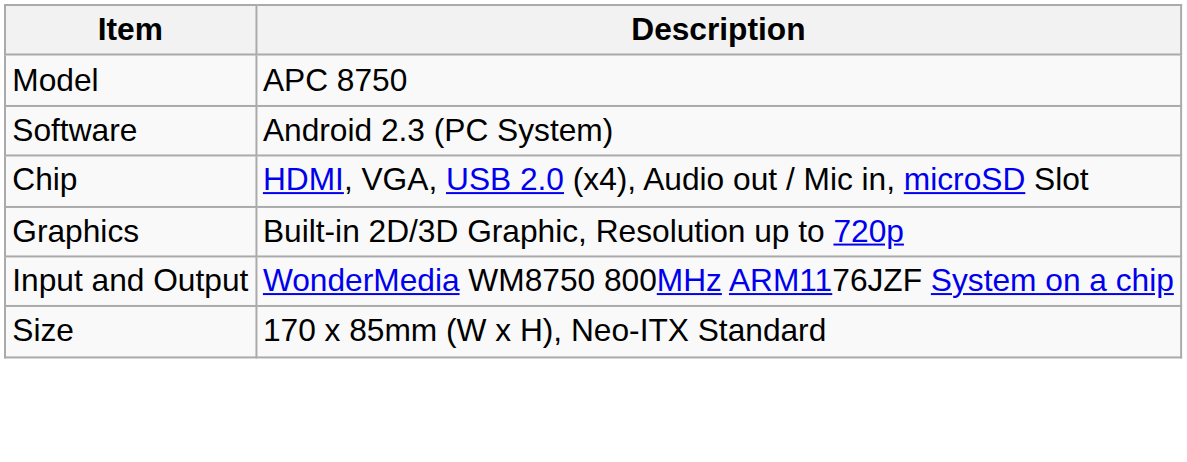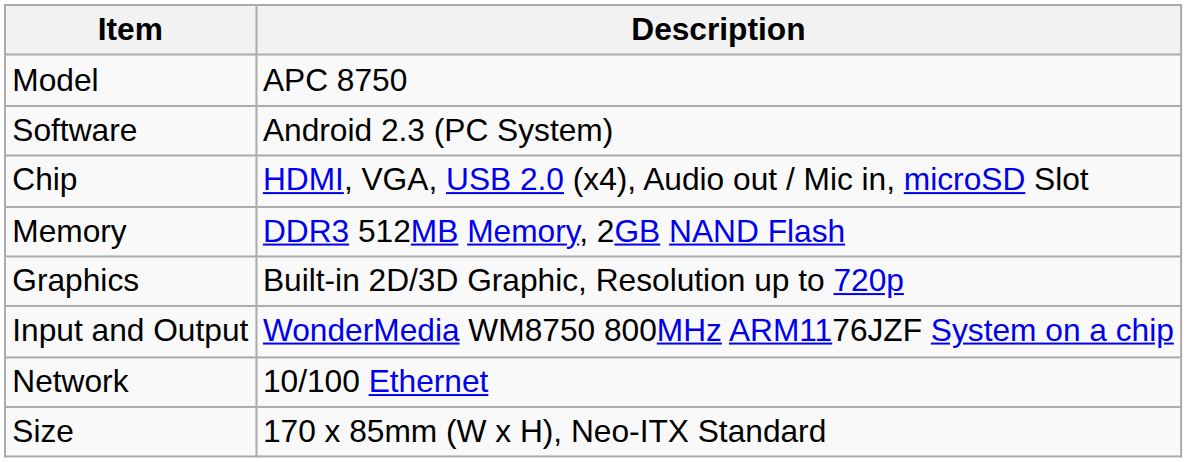+ row: (69, 230)
+ row: (70, 381)
